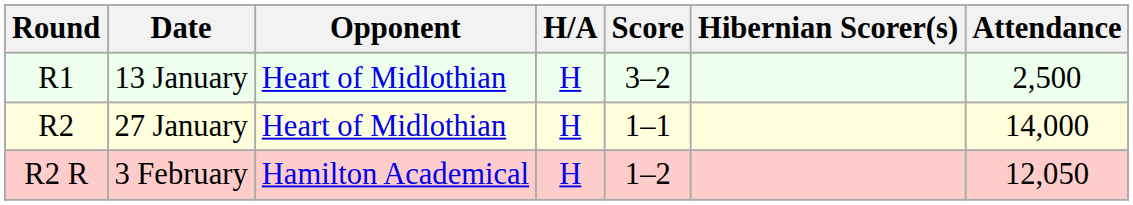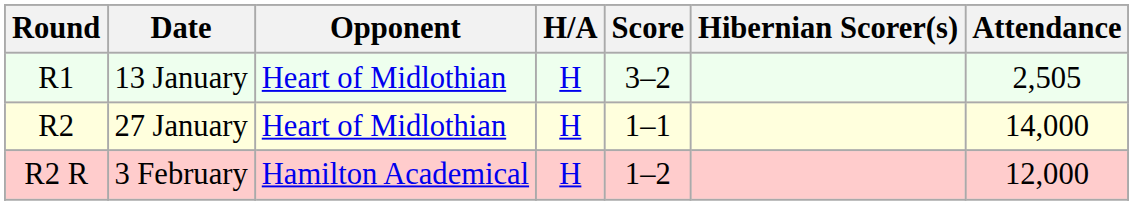(1047, 77) 2,500 -> (1047, 77) 2,505
(1047, 174) 12,050 -> (1047, 174) 12,000
